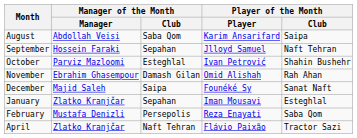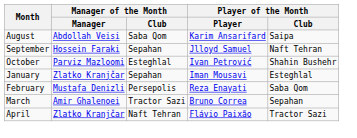- row: (25, 75)
- row: (25, 88)
+ row: (18, 101)
